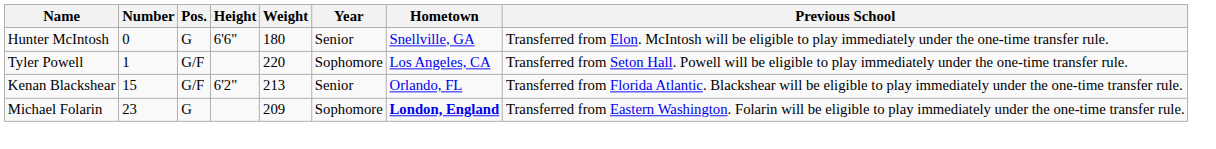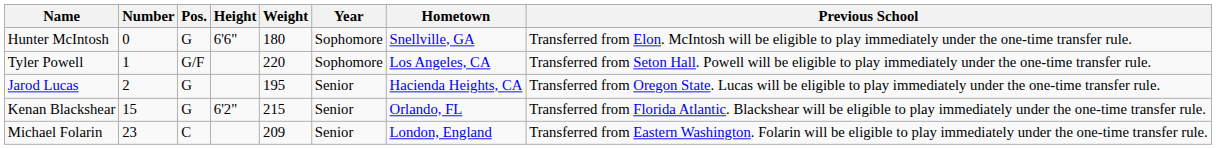(334, 39) Senior -> (349, 39) Sophomore
+ row: (43, 86)
(193, 86) G/F -> (187, 109) G
(274, 86) 213 -> (274, 109) 215
(187, 109) G -> (186, 132) C
(349, 109) Sophomore -> (334, 132) Senior
(444, 109) bold -> (441, 132) normal
